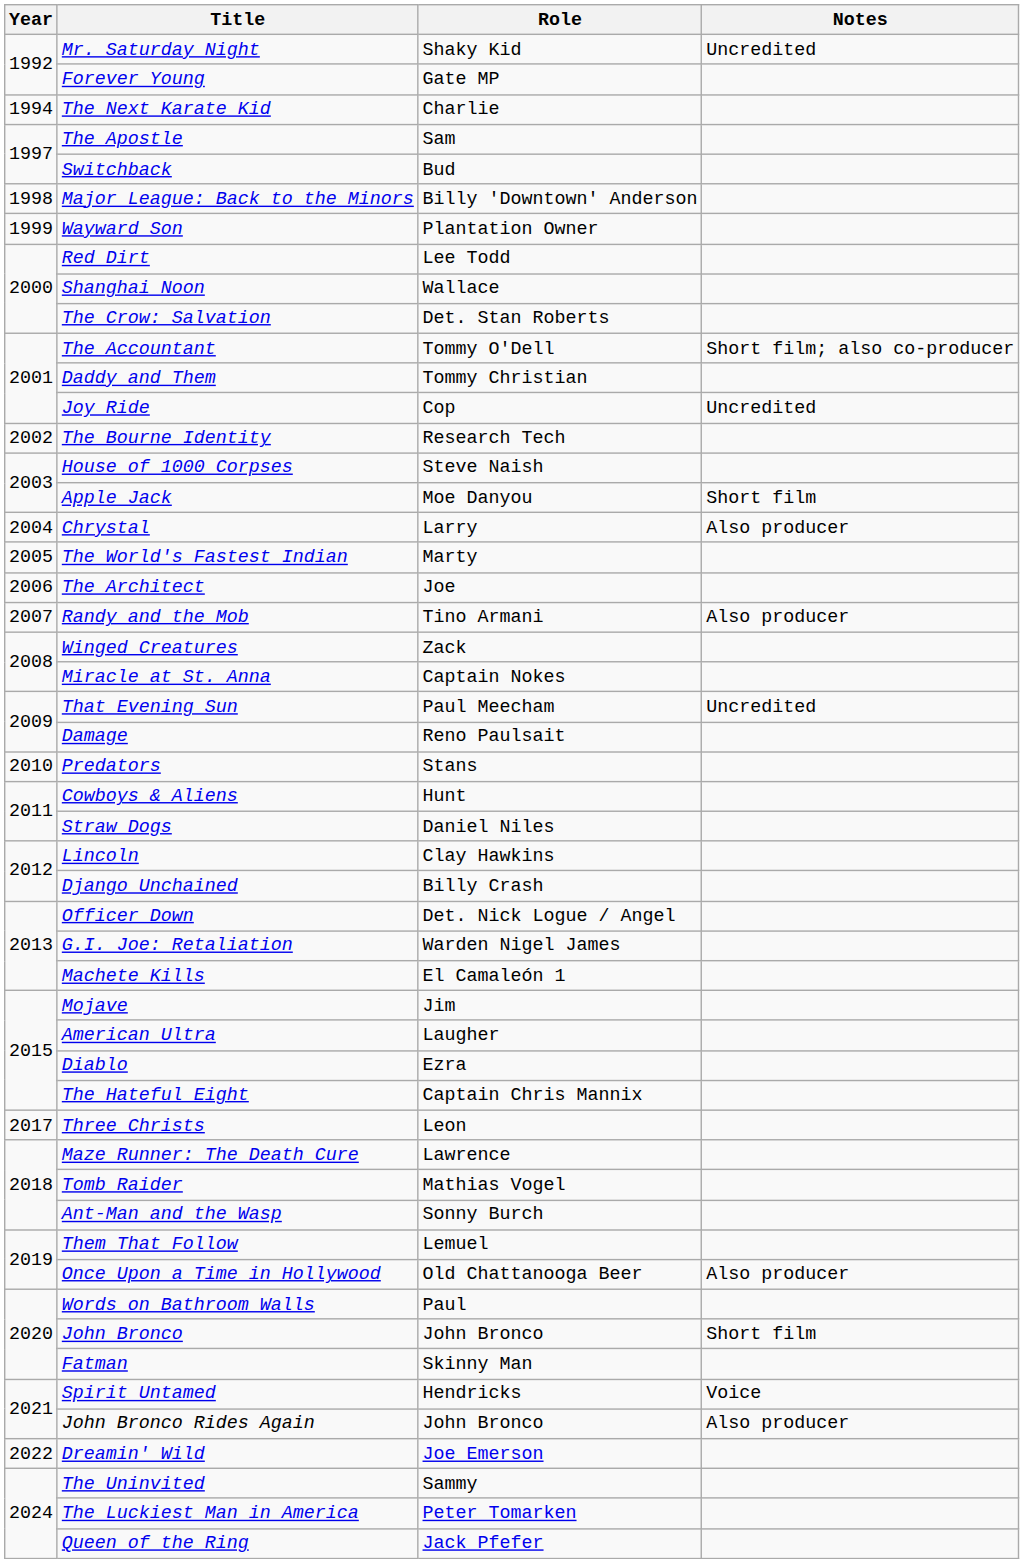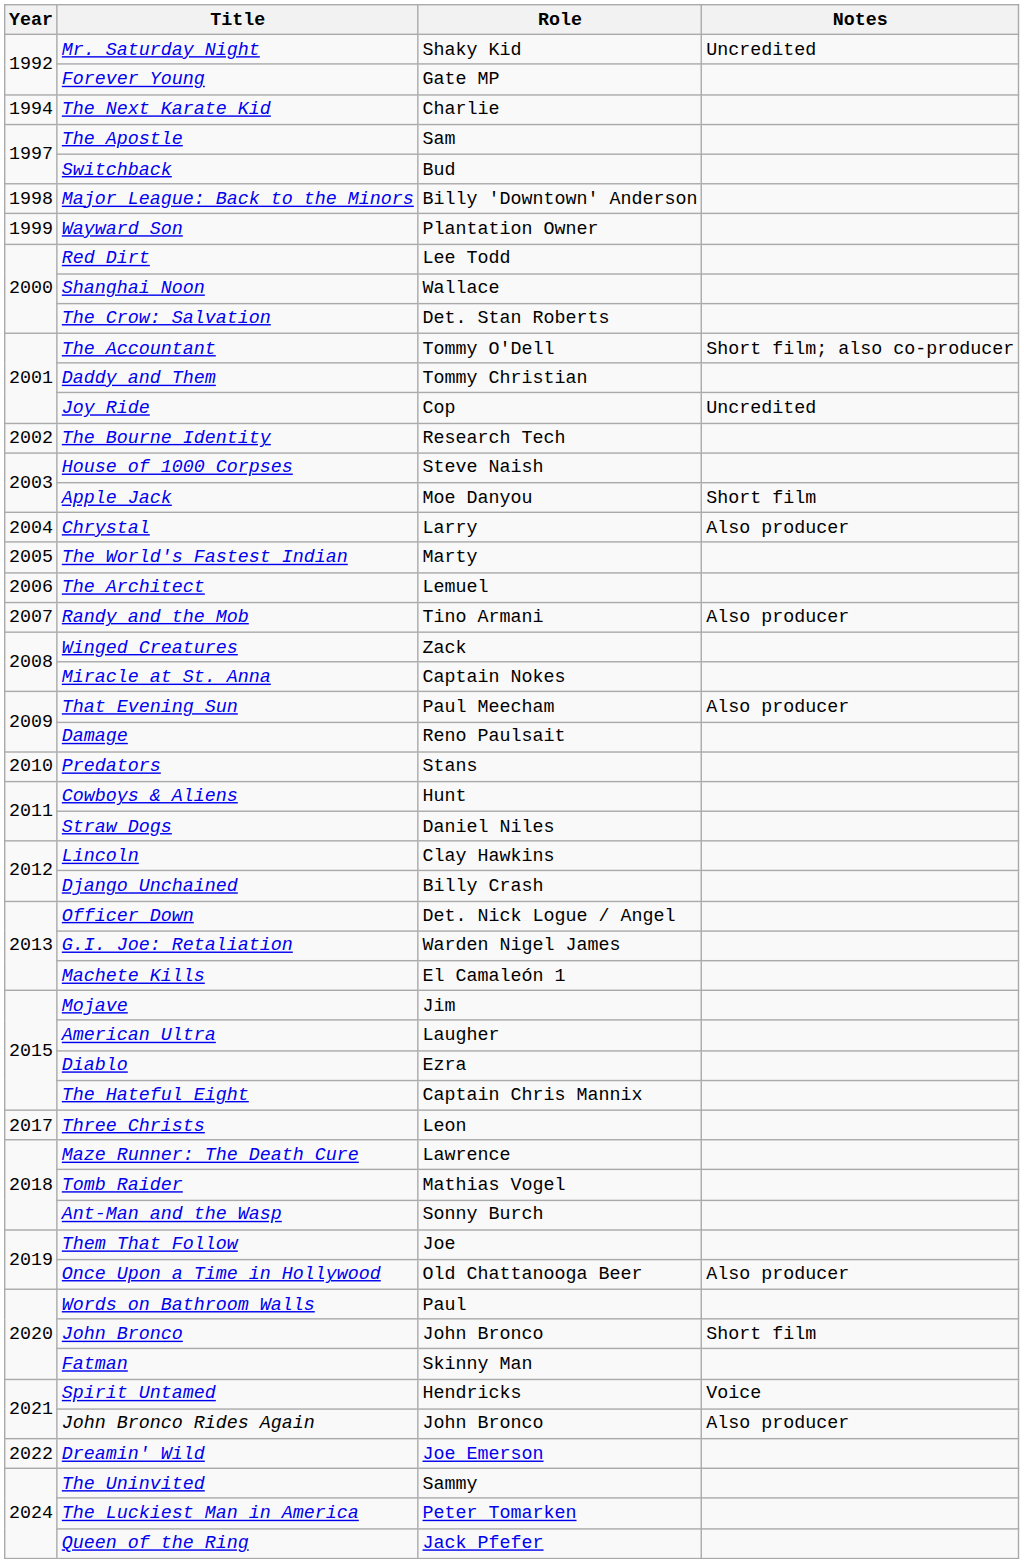(439, 587) Joe -> (456, 587) Lemuel
(761, 707) Uncredited -> (778, 707) Also producer
(456, 1244) Lemuel -> (439, 1244) Joe
